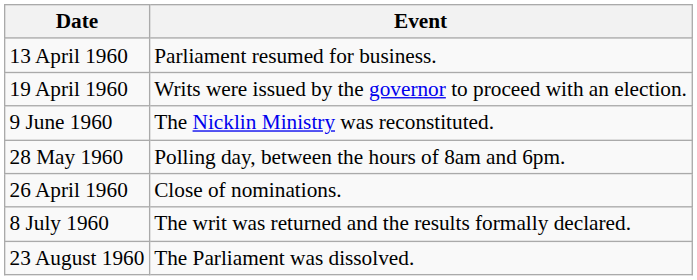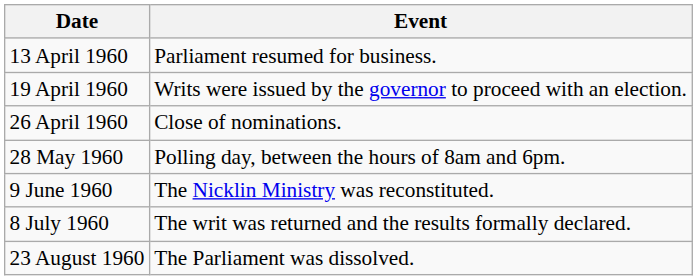rows swapped: (69, 190) <-> (61, 122)
